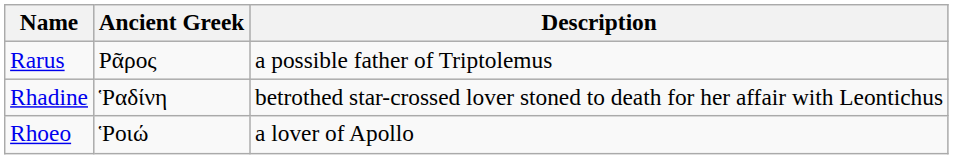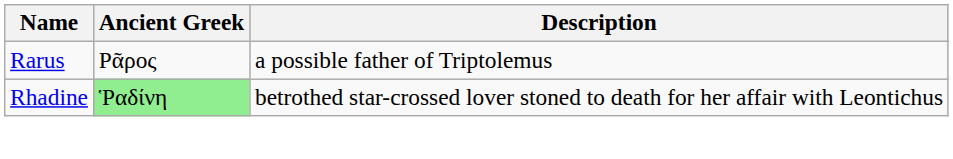(133, 97) no background -> (133, 97) lightgreen background
- row: (41, 134)
